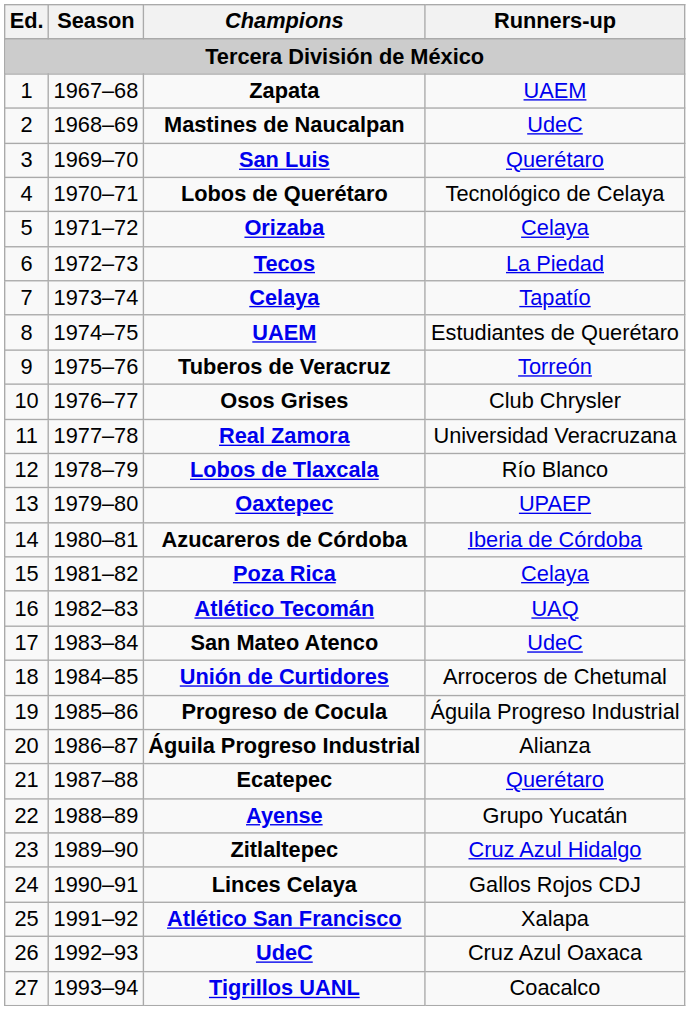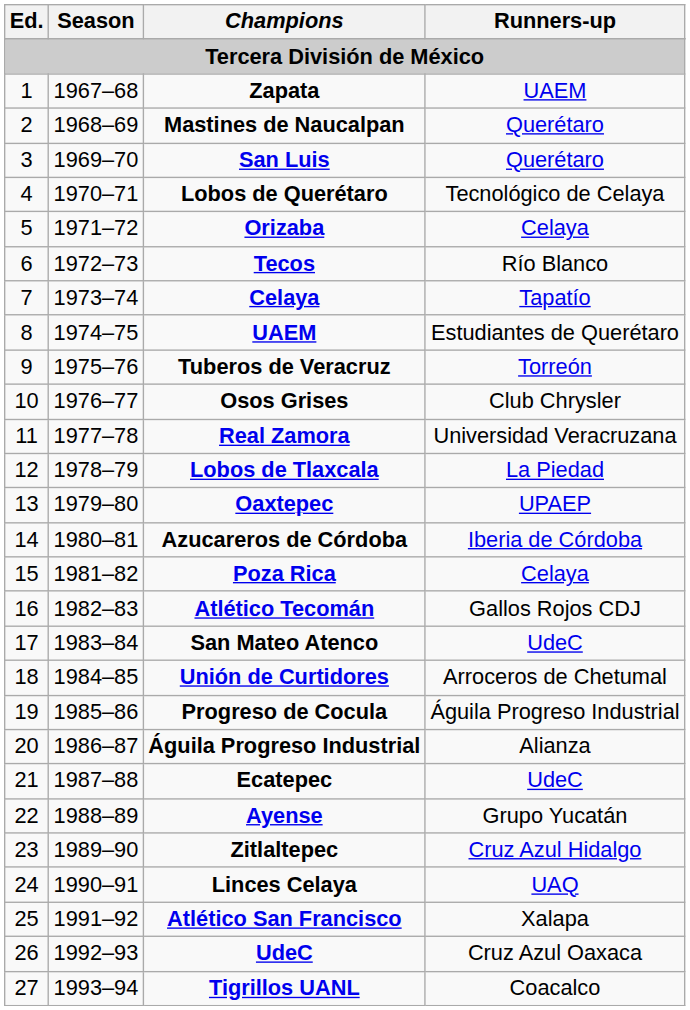(555, 125) UdeC -> (555, 125) Querétaro
(555, 263) La Piedad -> (555, 263) Río Blanco
(555, 470) Río Blanco -> (555, 470) La Piedad
(555, 608) UAQ -> (555, 608) Gallos Rojos CDJ
(555, 780) Querétaro -> (555, 780) UdeC
(555, 884) Gallos Rojos CDJ -> (555, 884) UAQ
